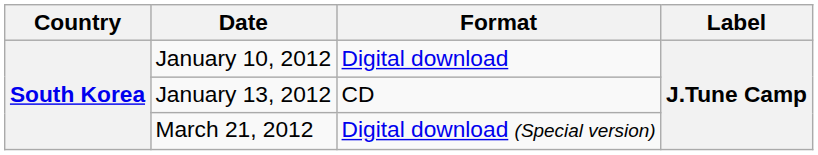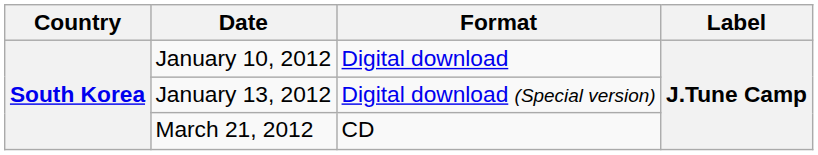(358, 94) CD -> (499, 94) Digital download (Special version)
(499, 130) Digital download (Special version) -> (358, 130) CD
